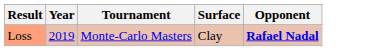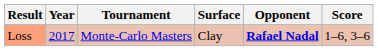+ column: (347, 14)
(62, 35) 2019 -> (62, 35) 2017
